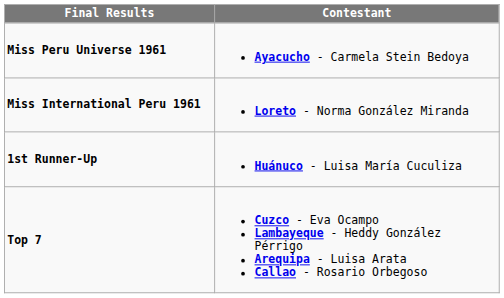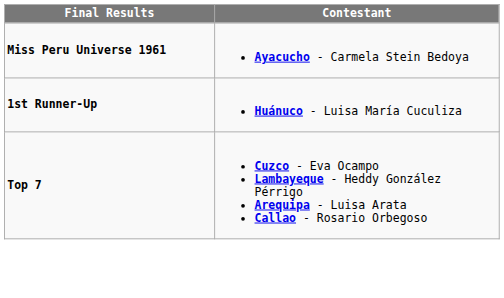- row: (104, 105)
